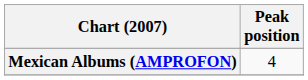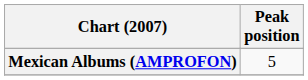(272, 61) 4 -> (272, 61) 5
